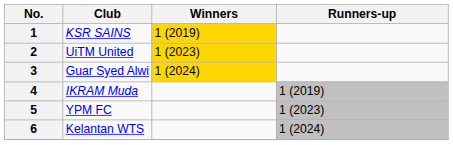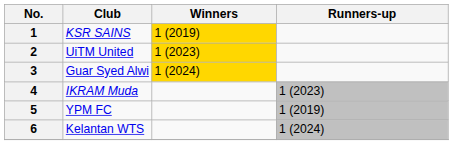(302, 91) 1 (2019) -> (302, 91) 1 (2023)
(302, 110) 1 (2023) -> (302, 110) 1 (2019)
